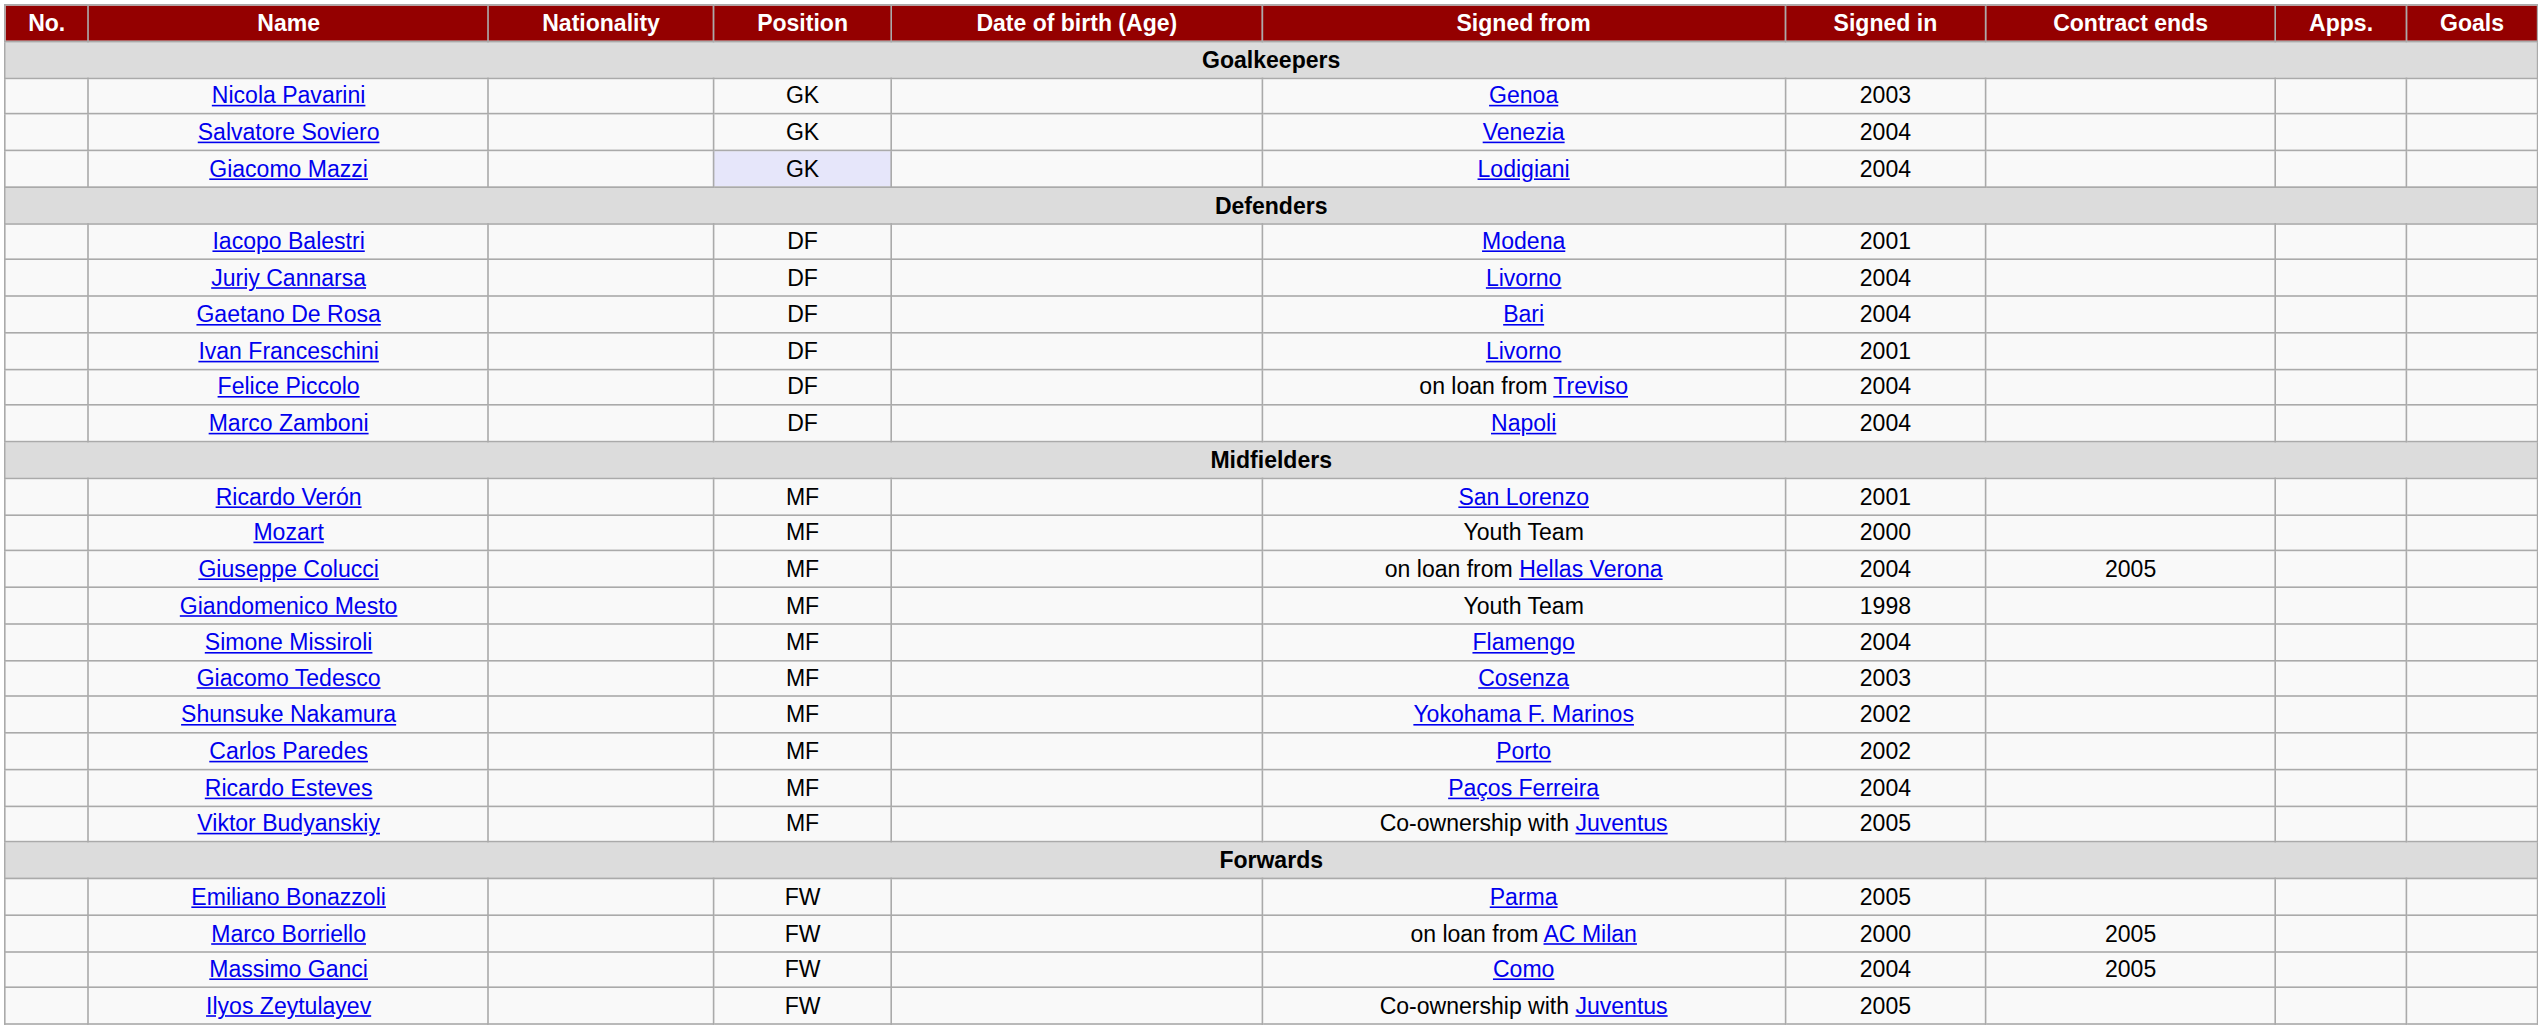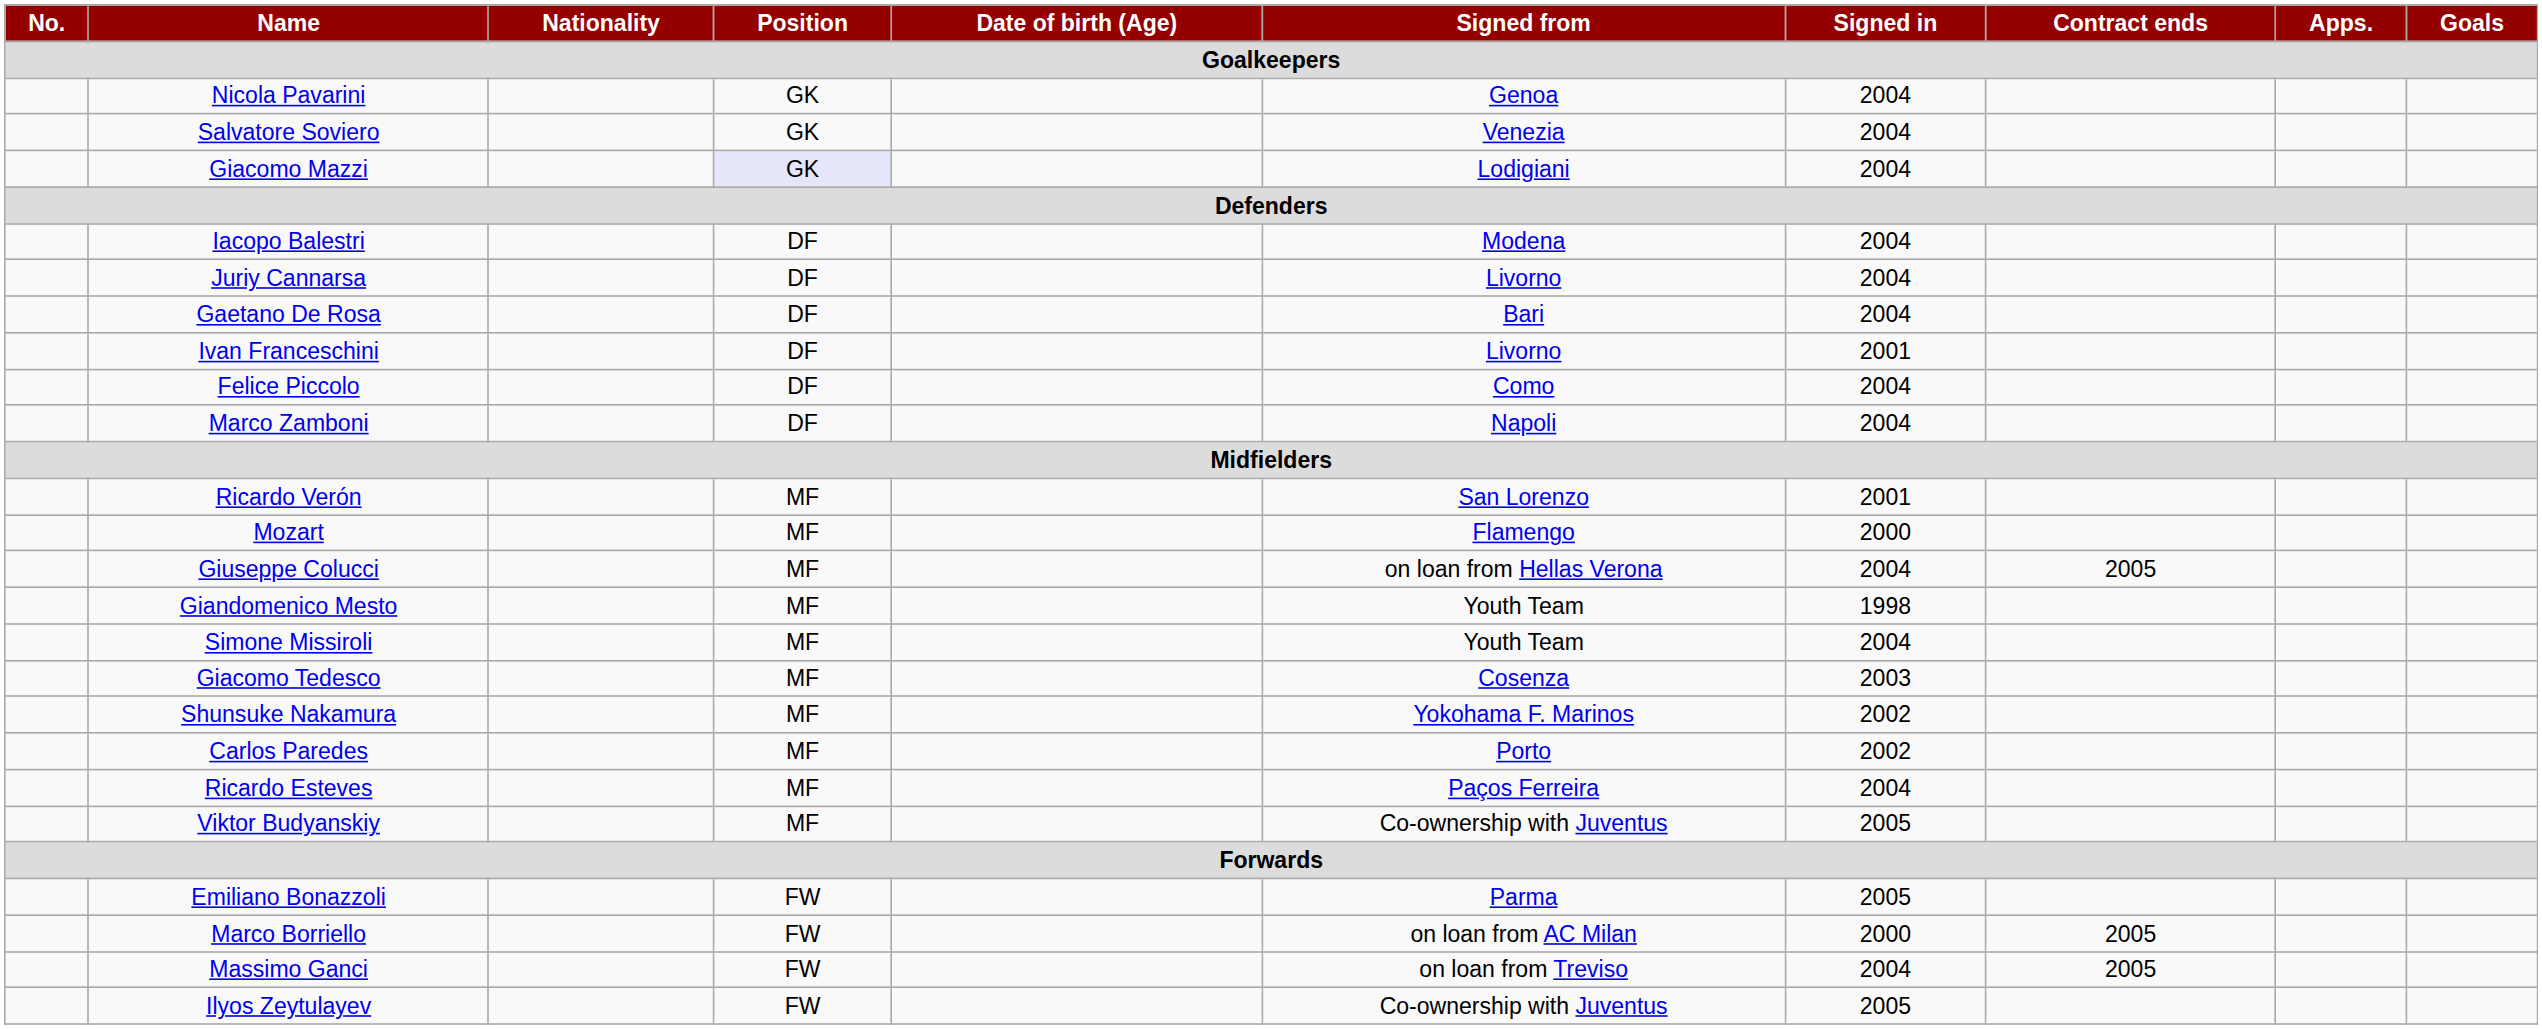(1885, 96) 2003 -> (1885, 96) 2004
(1885, 242) 2001 -> (1885, 242) 2004
(1524, 387) on loan from Treviso -> (1524, 387) Como
(1524, 533) Youth Team -> (1524, 533) Flamengo
(1524, 642) Flamengo -> (1524, 642) Youth Team
(1524, 970) Como -> (1524, 970) on loan from Treviso
